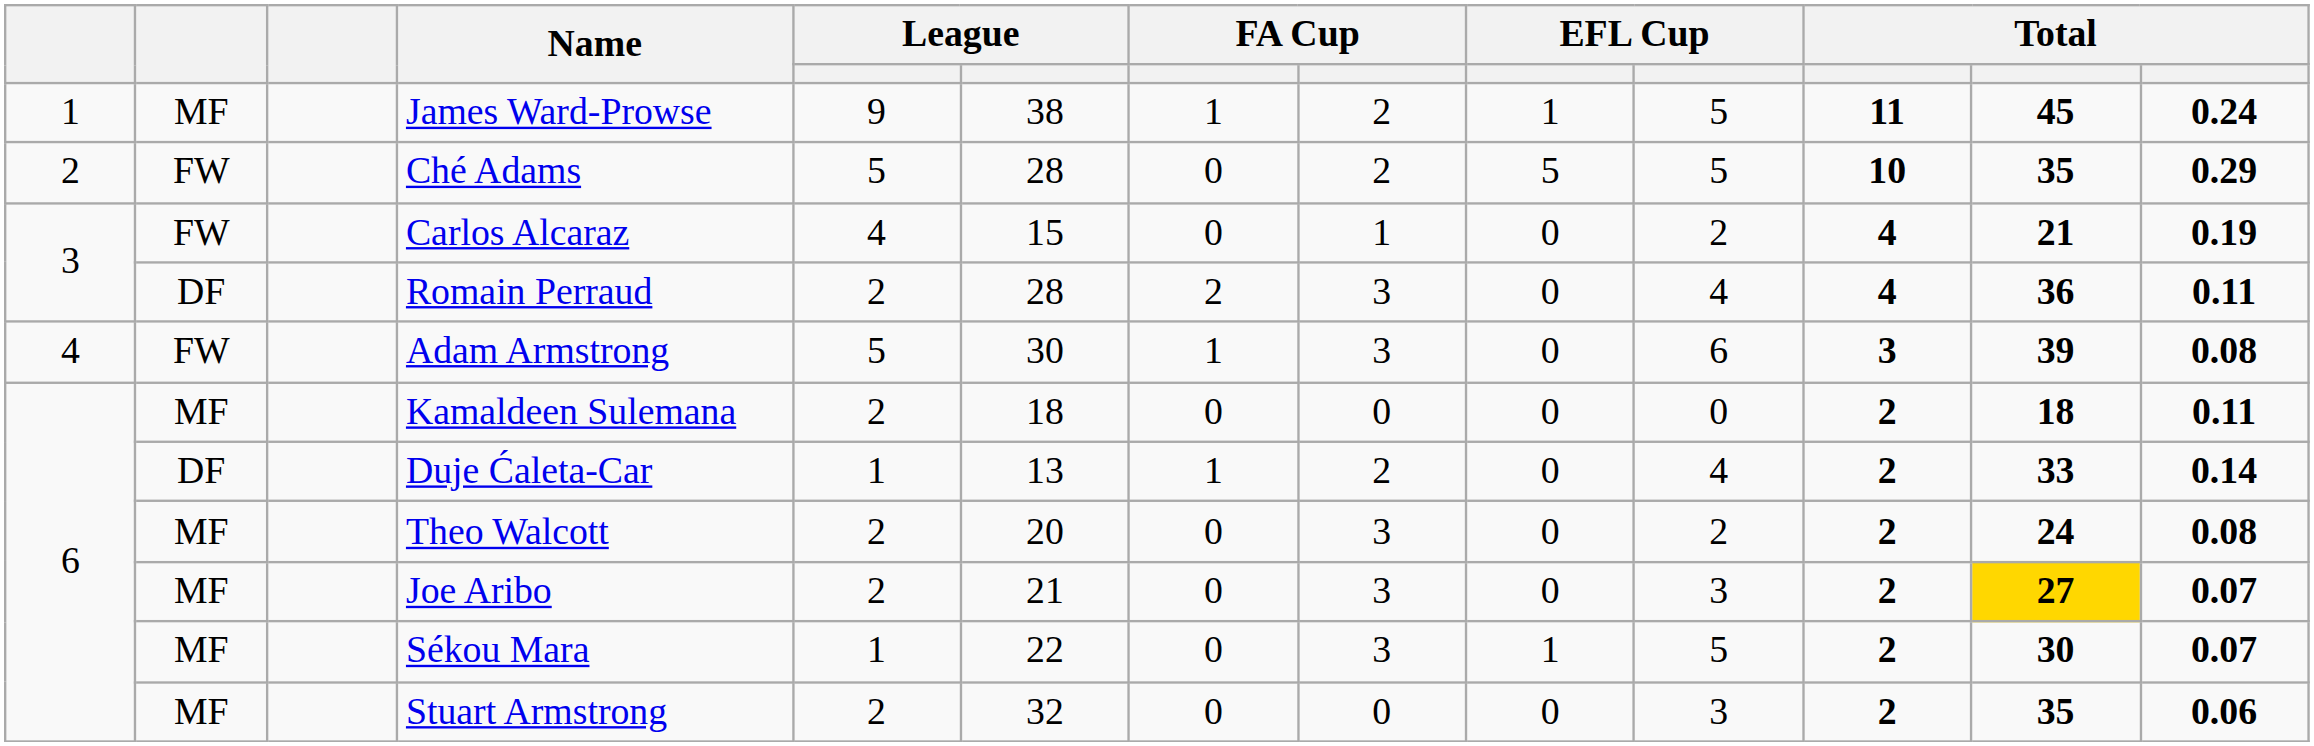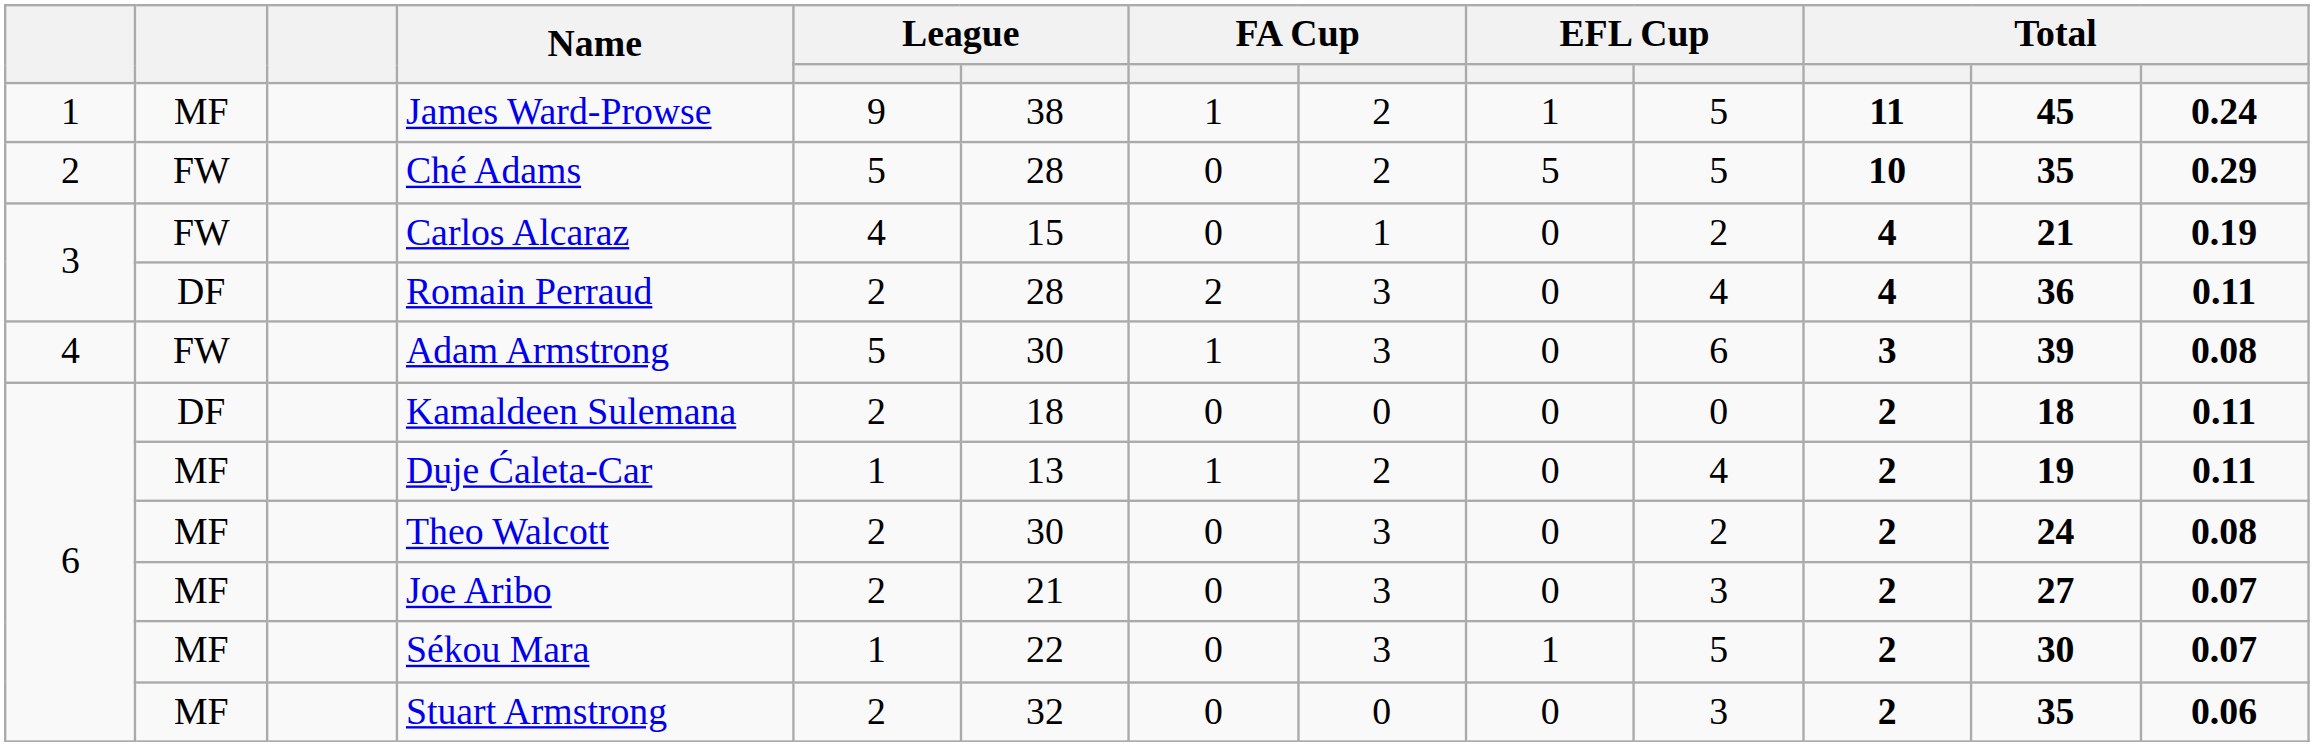(201, 411) MF -> (201, 411) DF
(201, 471) DF -> (201, 471) MF
(2056, 471) 33 -> (2056, 471) 19
(2224, 471) 0.14 -> (2224, 471) 0.11
(1045, 530) 20 -> (1045, 530) 30
(2056, 590) gold background -> (2056, 590) no background
